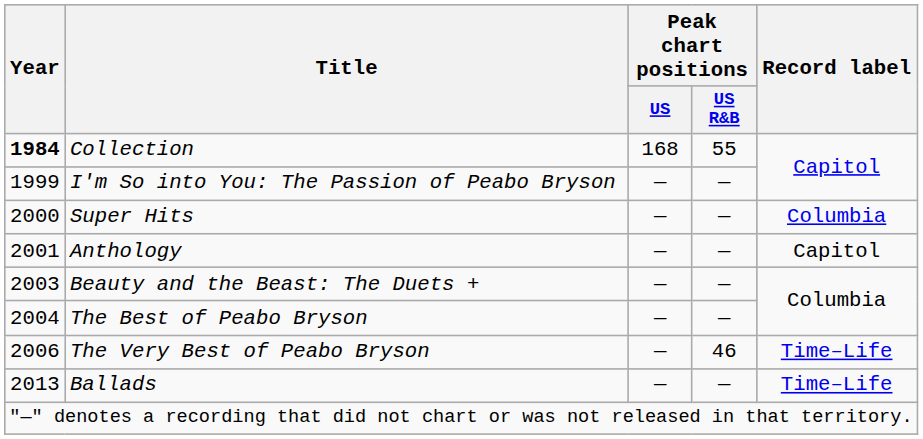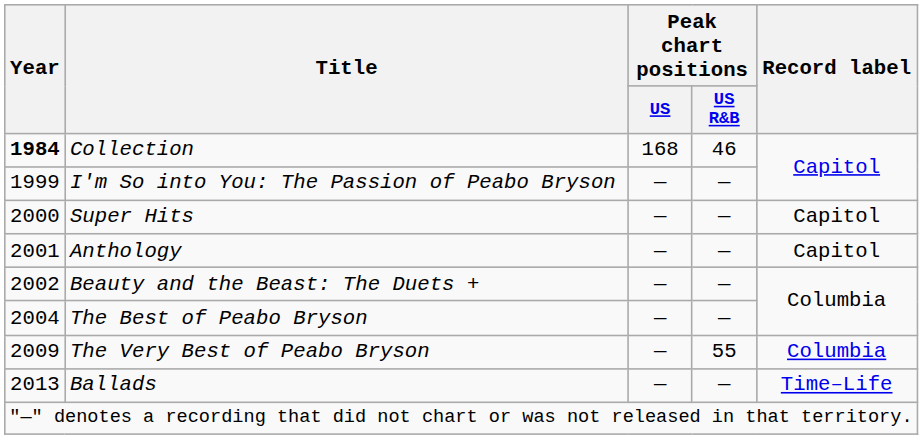(724, 150) 55 -> (724, 150) 46
(837, 217) Columbia -> (837, 217) Capitol
(35, 284) 2003 -> (35, 284) 2002
(35, 352) 2006 -> (35, 352) 2009
(724, 352) 46 -> (724, 352) 55
(837, 352) Time–Life -> (837, 352) Columbia
